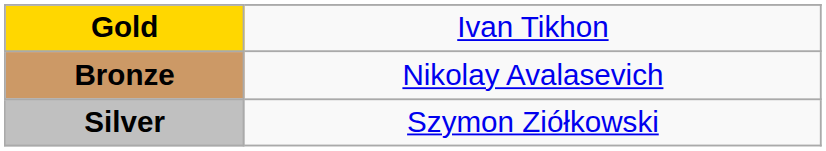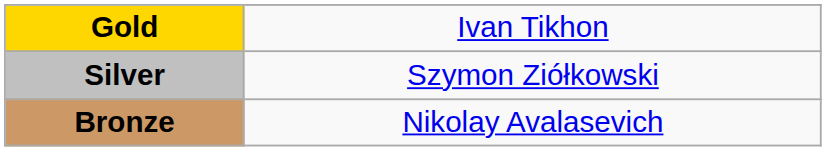rows swapped: (125, 121) <-> (125, 74)
